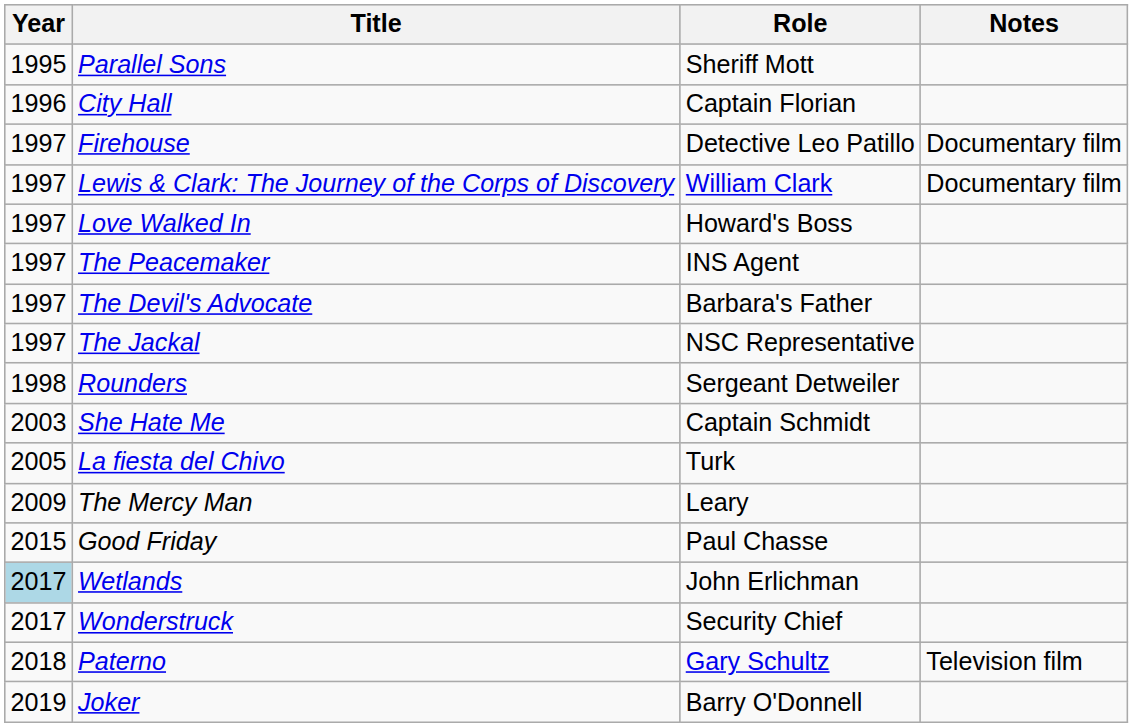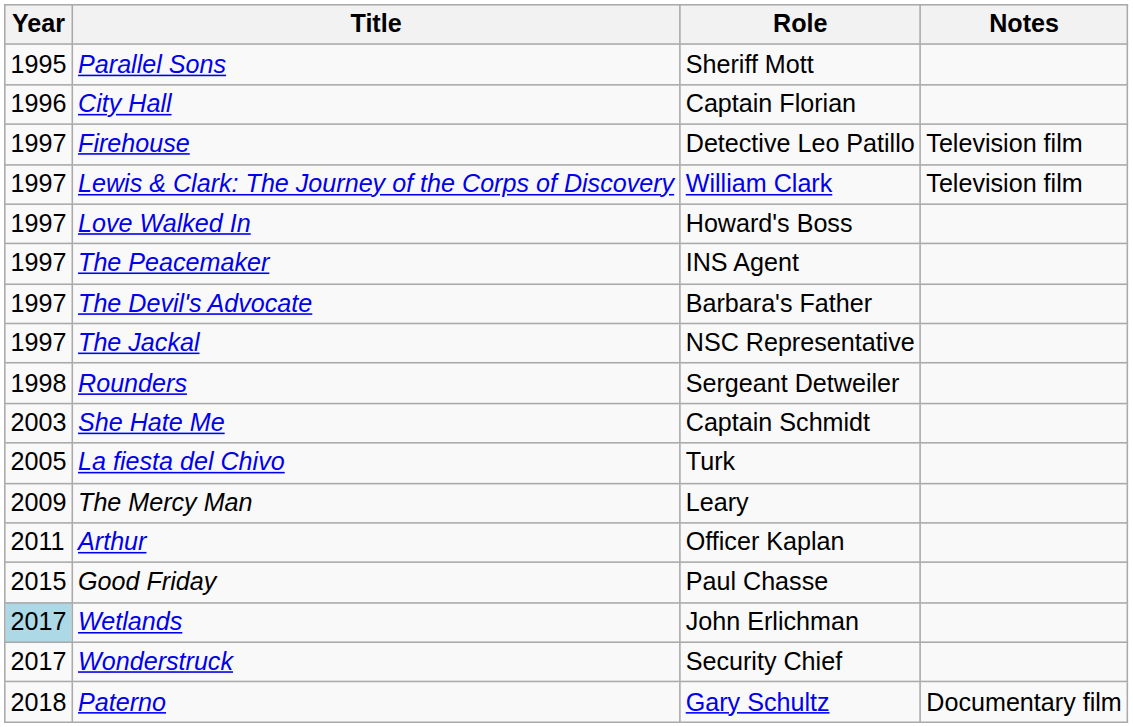(1024, 143) Documentary film -> (1005, 143) Television film
(1024, 183) Documentary film -> (1005, 183) Television film
+ row: (112, 542)
(1005, 661) Television film -> (1024, 701) Documentary film
- row: (109, 701)
